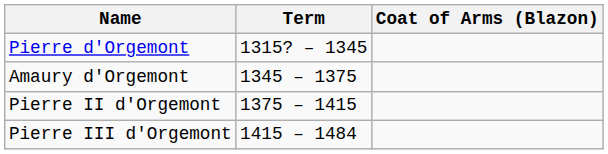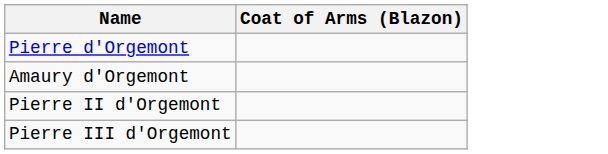- column: (304, 19)
